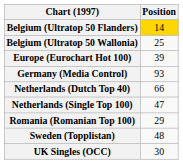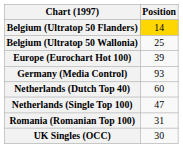(159, 89) 66 -> (159, 89) 60
(159, 120) 29 -> (159, 120) 31
- row: (72, 136)
